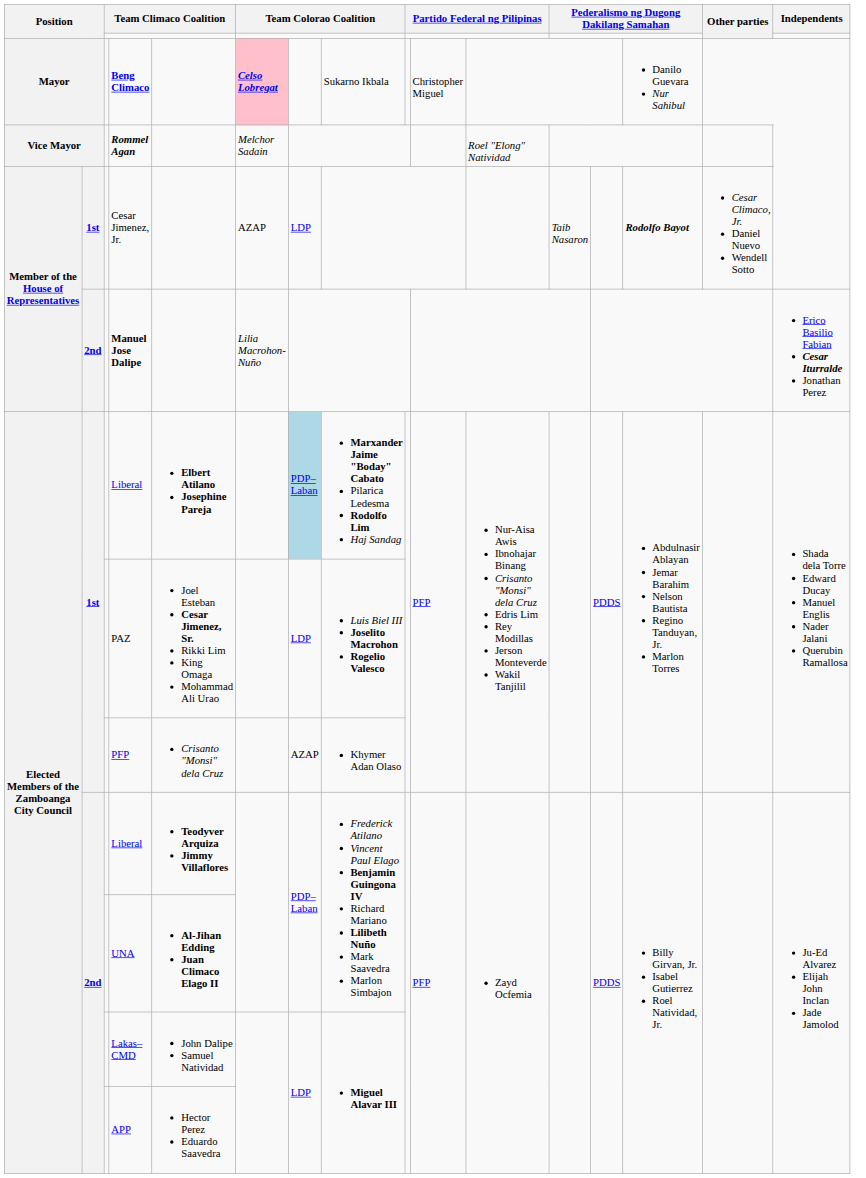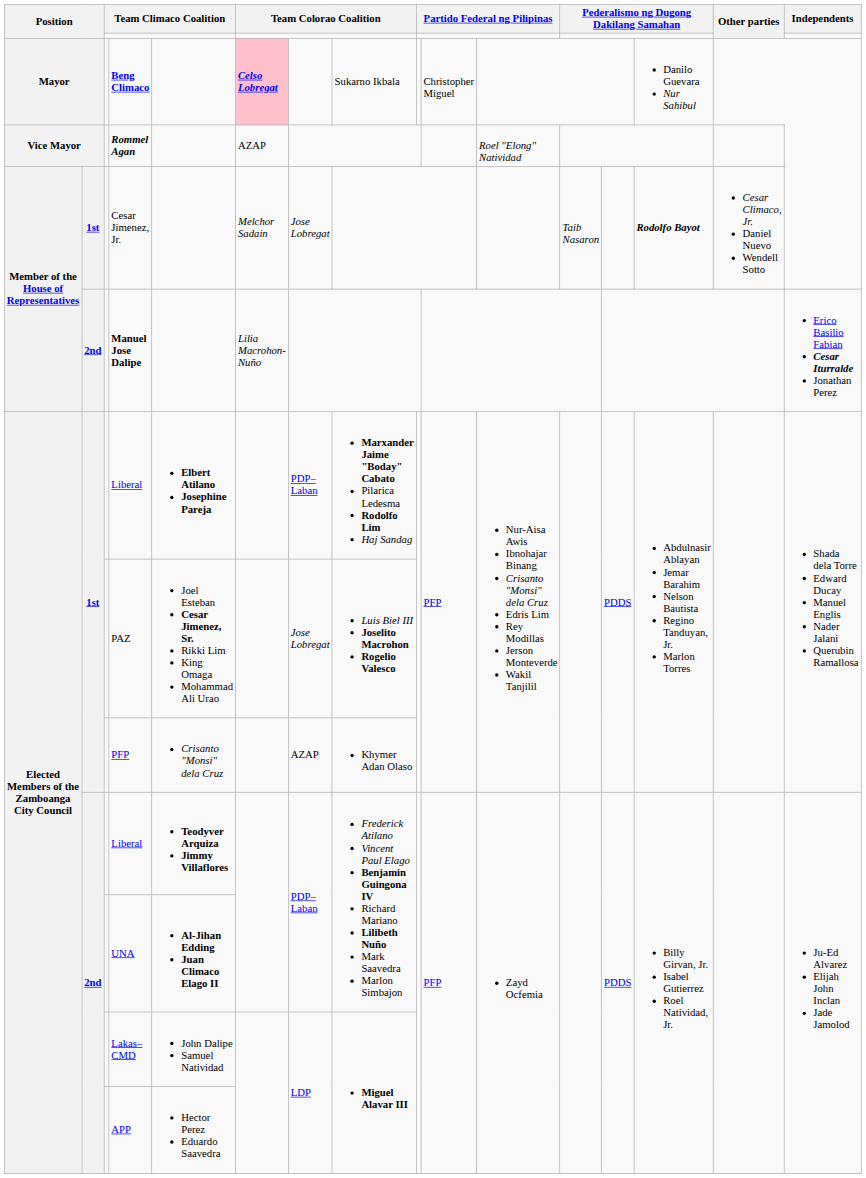(256, 145) Melchor Sadain -> (252, 145) AZAP
(252, 227) AZAP -> (256, 227) Melchor Sadain
(301, 227) LDP -> (310, 227) Jose Lobregat
(304, 485) lightblue background -> (304, 485) no background
(301, 638) LDP -> (310, 638) Jose Lobregat
